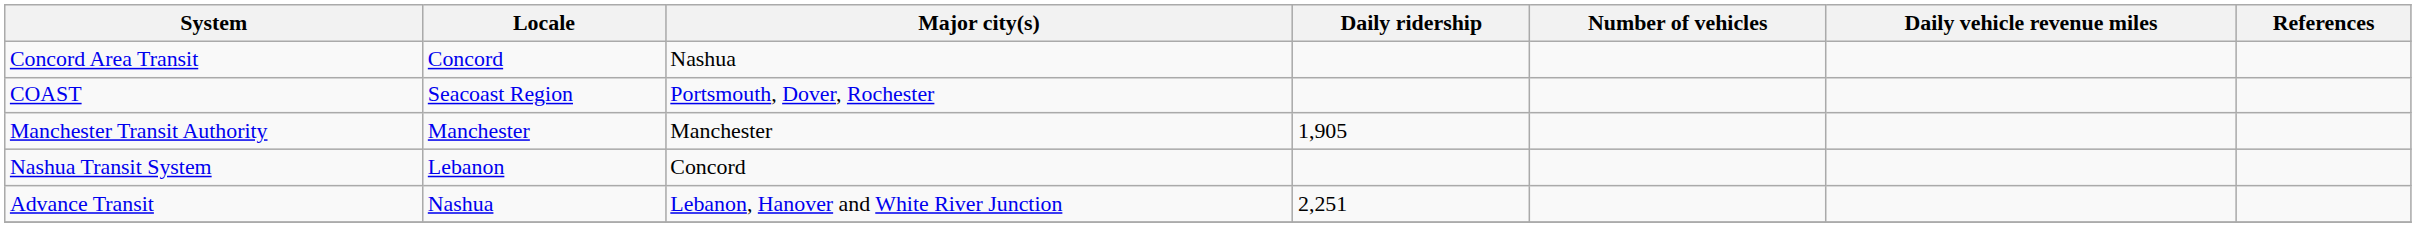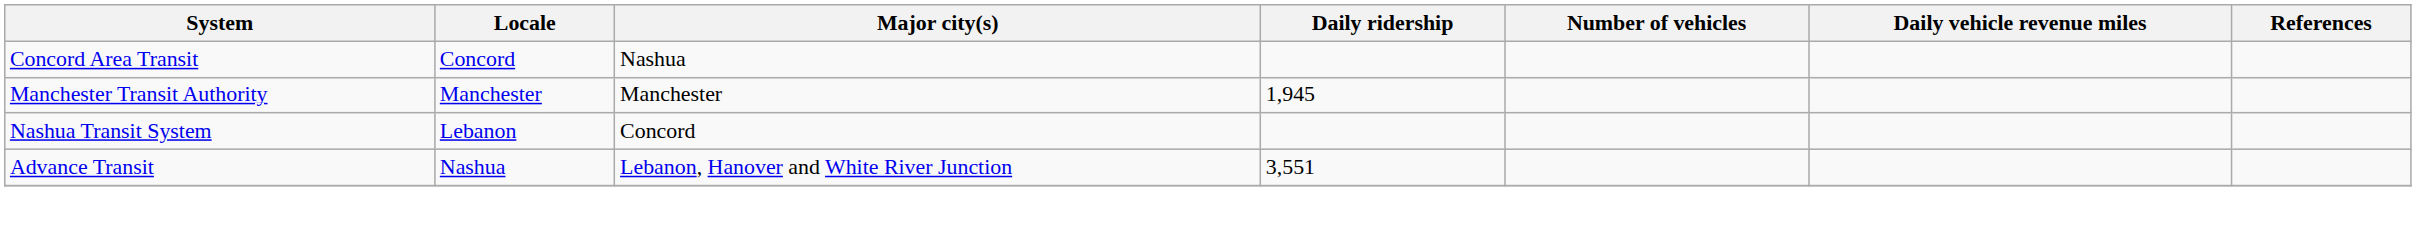- row: (46, 95)
(1323, 131) 1,905 -> (1290, 95) 1,945
(1323, 203) 2,251 -> (1290, 167) 3,551
